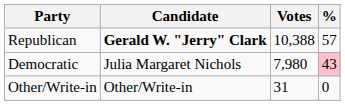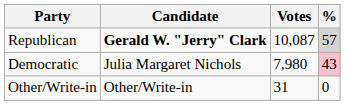(294, 40) 10,388 -> (294, 40) 10,087
(329, 40) no background -> (329, 40) lightgrey background
